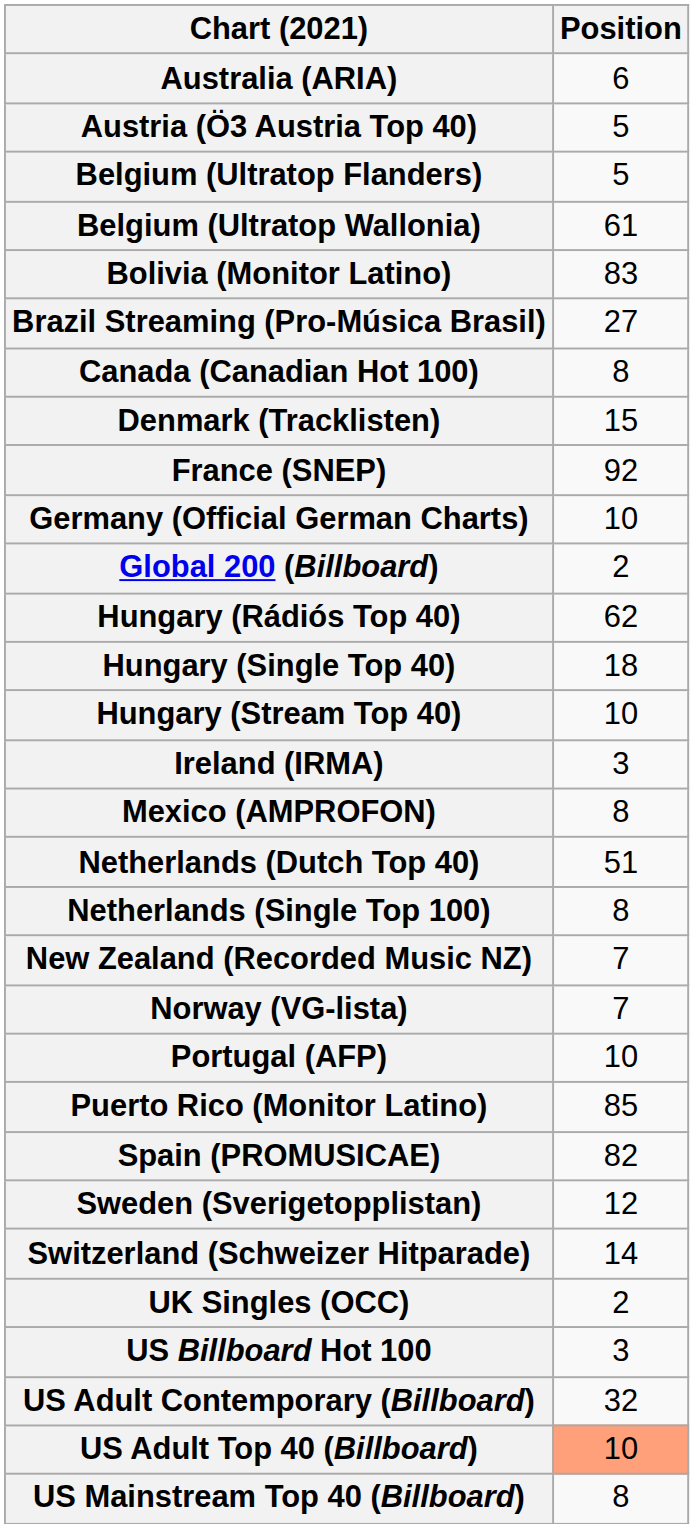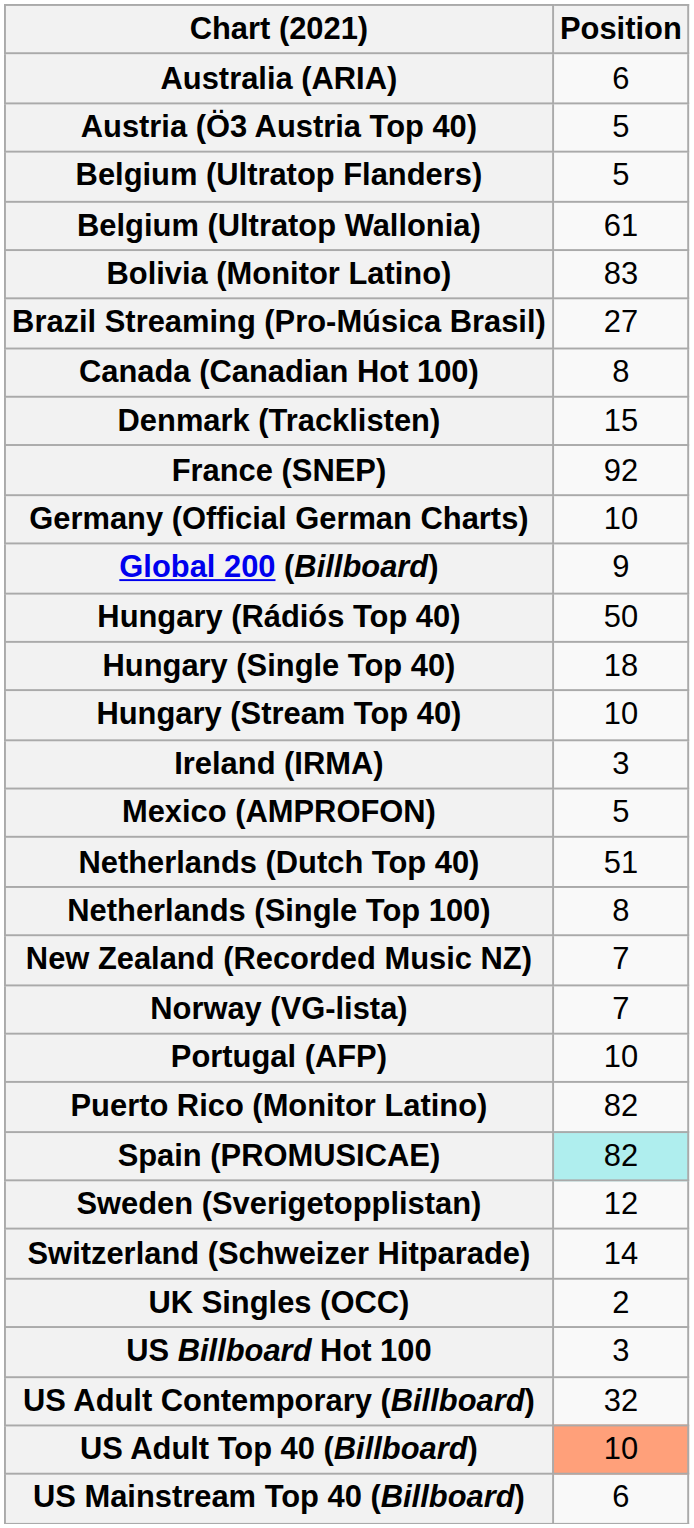(621, 567) 2 -> (621, 567) 9
(621, 616) 62 -> (621, 616) 50
(621, 812) 8 -> (621, 812) 5
(621, 1106) 85 -> (621, 1106) 82
(621, 1155) no background -> (621, 1155) paleturquoise background
(621, 1498) 8 -> (621, 1498) 6
